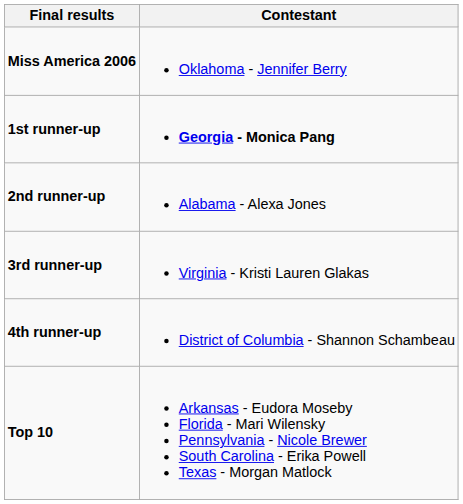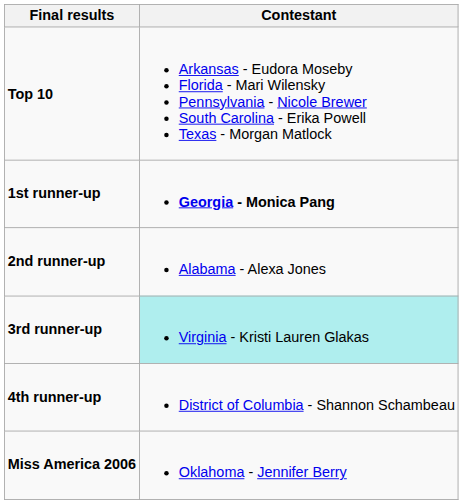rows swapped: (72, 61) <-> (30, 432)
(299, 273) no background -> (299, 338) paleturquoise background
